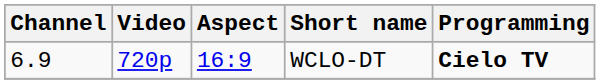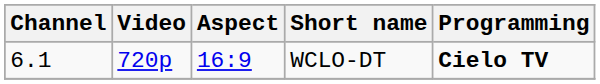(31, 61) 6.9 -> (31, 61) 6.1
